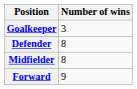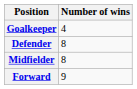(64, 28) 3 -> (64, 28) 4
